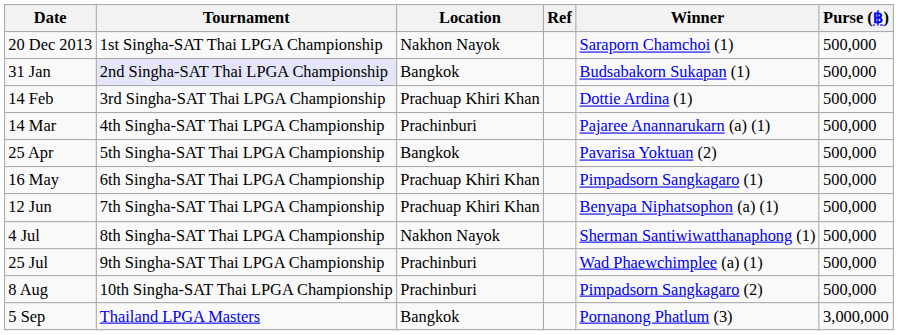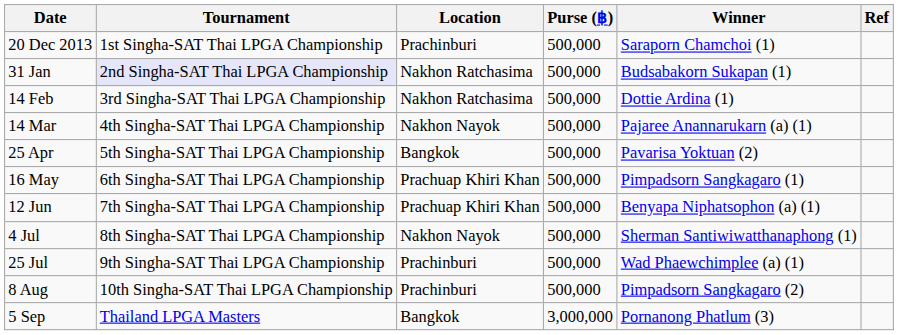columns swapped: (856, 18) <-> (560, 18)
(450, 45) Nakhon Nayok -> (439, 45) Prachinburi
(430, 72) Bangkok -> (467, 72) Nakhon Ratchasima
(470, 99) Prachuap Khiri Khan -> (467, 99) Nakhon Ratchasima
(439, 126) Prachinburi -> (450, 126) Nakhon Nayok
